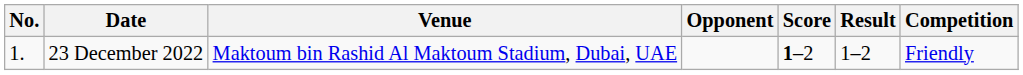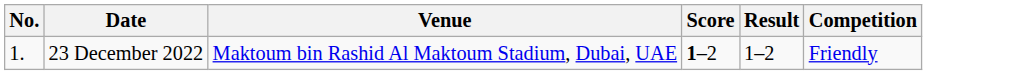- column: (730, 20)
